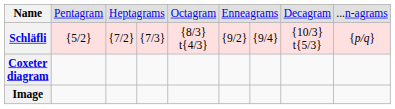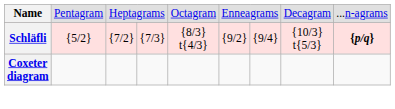(362, 38) normal -> (362, 38) bold
- row: (28, 94)
